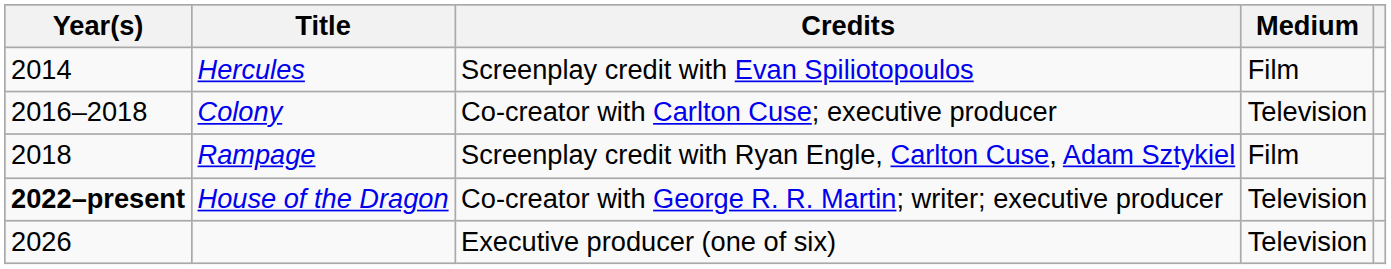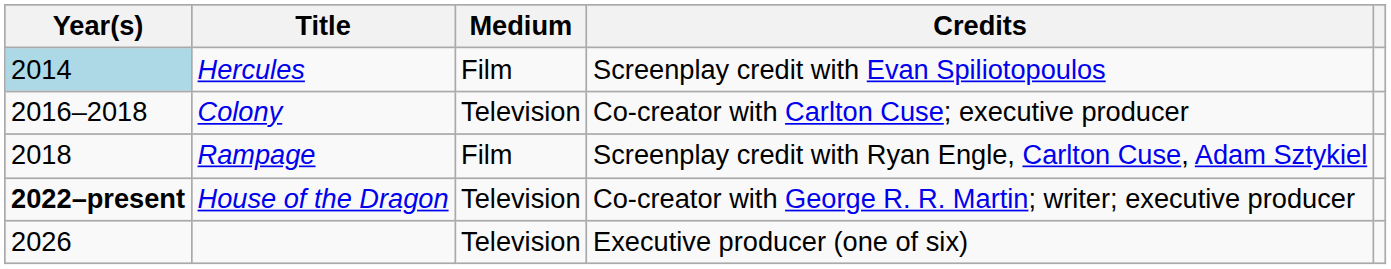columns swapped: (1307, 26) <-> (848, 26)
(41, 69) no background -> (41, 69) lightblue background
